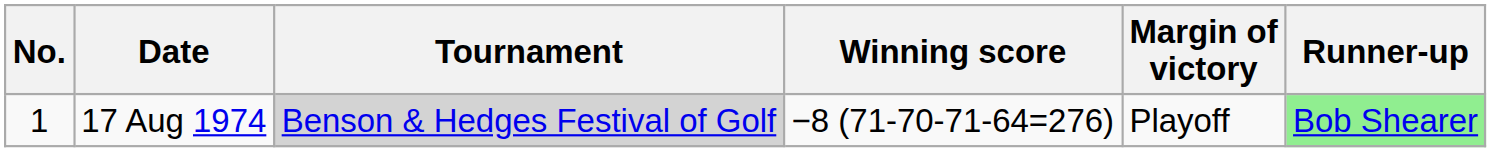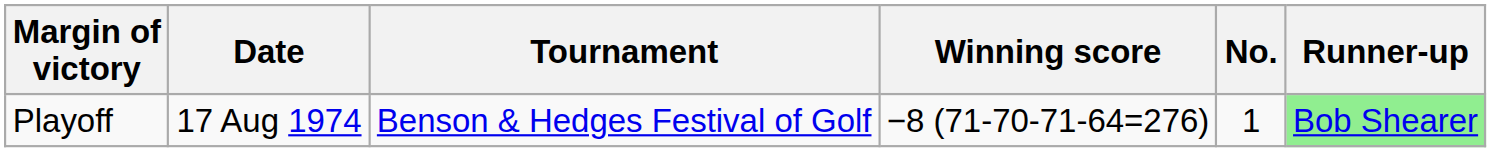columns swapped: (39, 50) <-> (1204, 50)
(529, 120) lightgrey background -> (624, 120) no background
